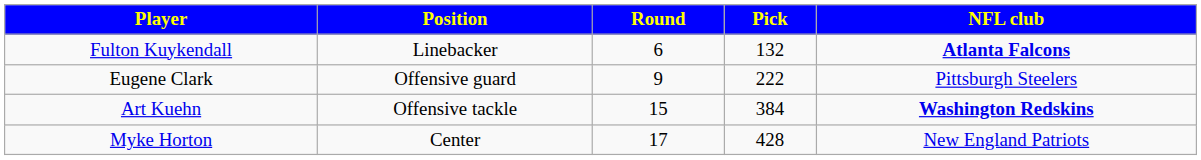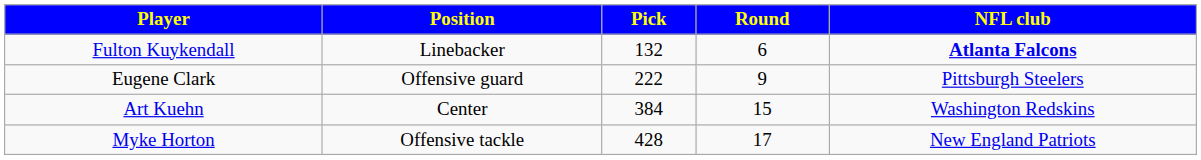columns swapped: (658, 19) <-> (770, 19)
(455, 109) Offensive tackle -> (462, 109) Center
(1006, 109) bold -> (1013, 109) normal
(455, 139) Center -> (462, 139) Offensive tackle
